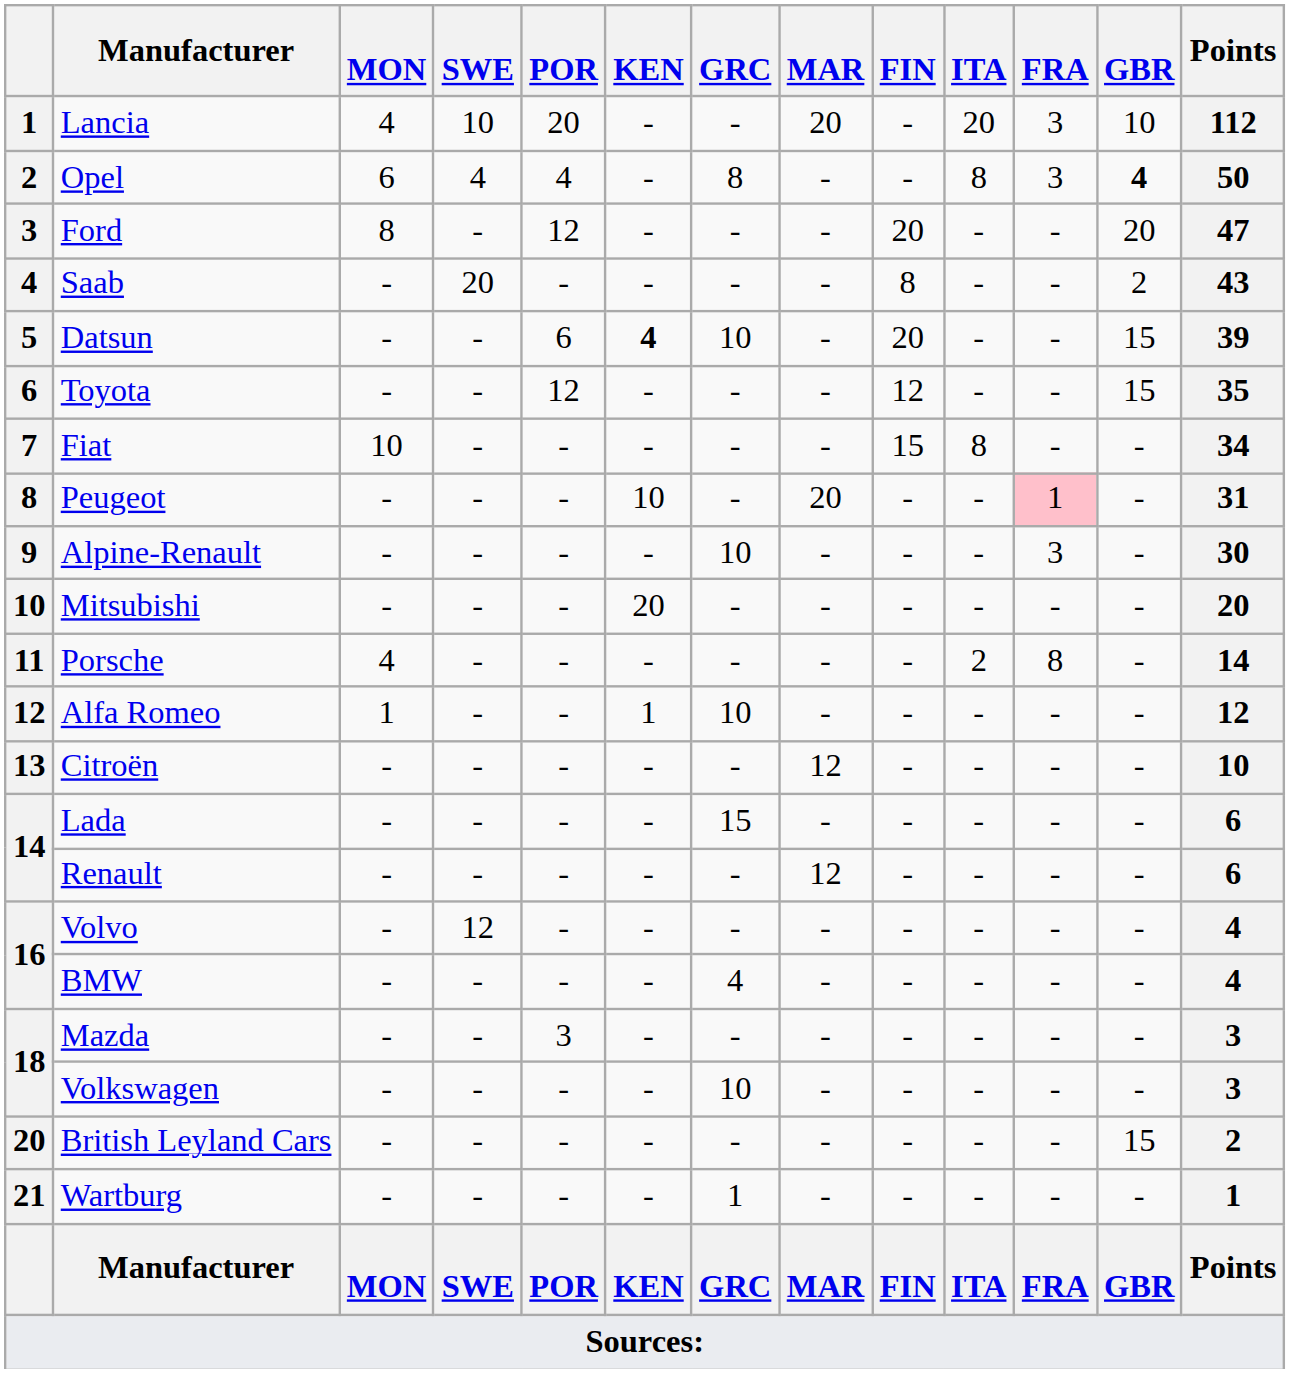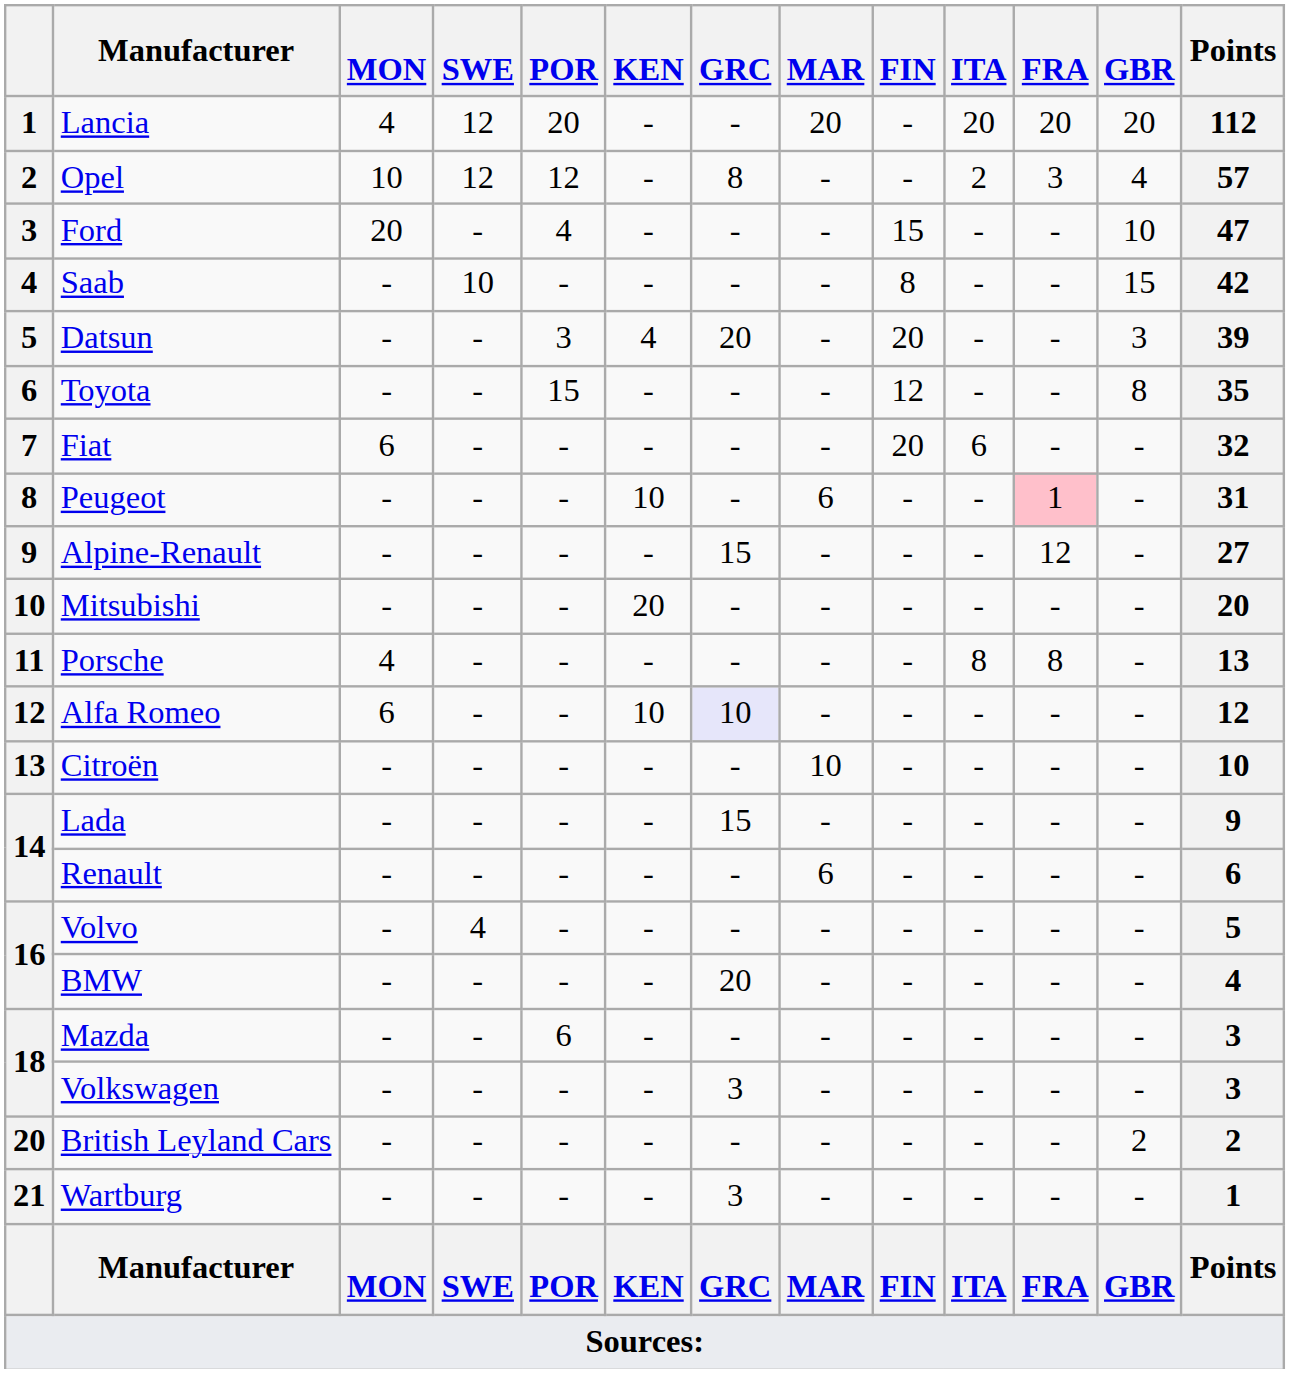(478, 122) 10 -> (478, 122) 12
(1055, 122) 3 -> (1055, 122) 20
(1139, 122) 10 -> (1139, 122) 20
(387, 176) 6 -> (387, 176) 10
(478, 176) 4 -> (478, 176) 12
(564, 176) 4 -> (564, 176) 12
(979, 176) 8 -> (979, 176) 2
(1139, 176) bold -> (1139, 176) normal
(1233, 176) 50 -> (1233, 176) 57
(387, 230) 8 -> (387, 230) 20
(564, 230) 12 -> (564, 230) 4
(908, 230) 20 -> (908, 230) 15
(1139, 230) 20 -> (1139, 230) 10
(478, 283) 20 -> (478, 283) 10
(1139, 283) 2 -> (1139, 283) 15
(1233, 283) 43 -> (1233, 283) 42
(564, 337) 6 -> (564, 337) 3
(648, 337) bold -> (648, 337) normal
(735, 337) 10 -> (735, 337) 20
(1139, 337) 15 -> (1139, 337) 3
(564, 390) 12 -> (564, 390) 15
(1139, 390) 15 -> (1139, 390) 8
(387, 444) 10 -> (387, 444) 6
(908, 444) 15 -> (908, 444) 20
(979, 444) 8 -> (979, 444) 6
(1233, 444) 34 -> (1233, 444) 32
(826, 498) 20 -> (826, 498) 6
(735, 551) 10 -> (735, 551) 15
(1055, 551) 3 -> (1055, 551) 12
(1233, 551) 30 -> (1233, 551) 27
(979, 659) 2 -> (979, 659) 8
(1233, 659) 14 -> (1233, 659) 13
(387, 712) 1 -> (387, 712) 6
(648, 712) 1 -> (649, 712) 10
(735, 712) no background -> (735, 712) lavender background
(826, 766) 12 -> (826, 766) 10
(1233, 819) 6 -> (1233, 819) 9
(826, 873) 12 -> (826, 873) 6
(478, 927) 12 -> (478, 927) 4
(1233, 927) 4 -> (1233, 927) 5
(735, 980) 4 -> (735, 980) 20
(564, 1034) 3 -> (564, 1034) 6
(735, 1088) 10 -> (735, 1088) 3
(1139, 1141) 15 -> (1139, 1141) 2
(735, 1195) 1 -> (735, 1195) 3
